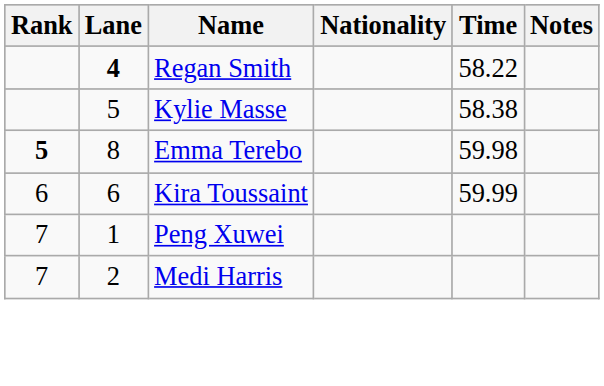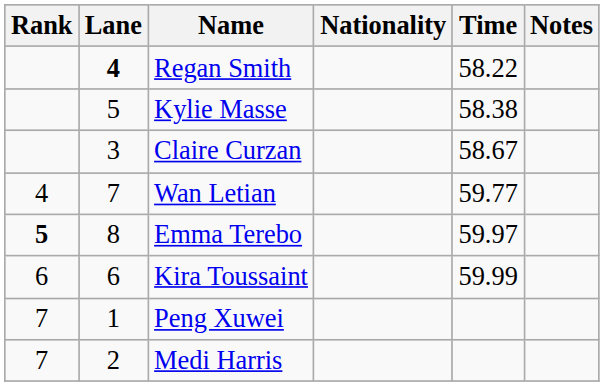+ row: (228, 151)
+ row: (215, 192)
(488, 151) 59.98 -> (488, 234) 59.97
